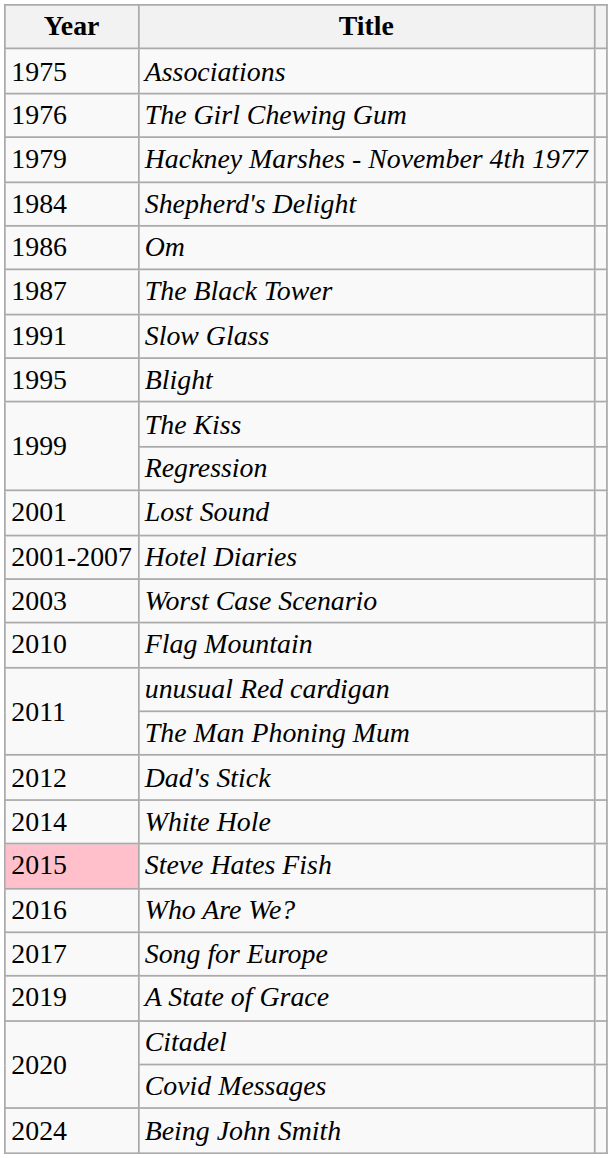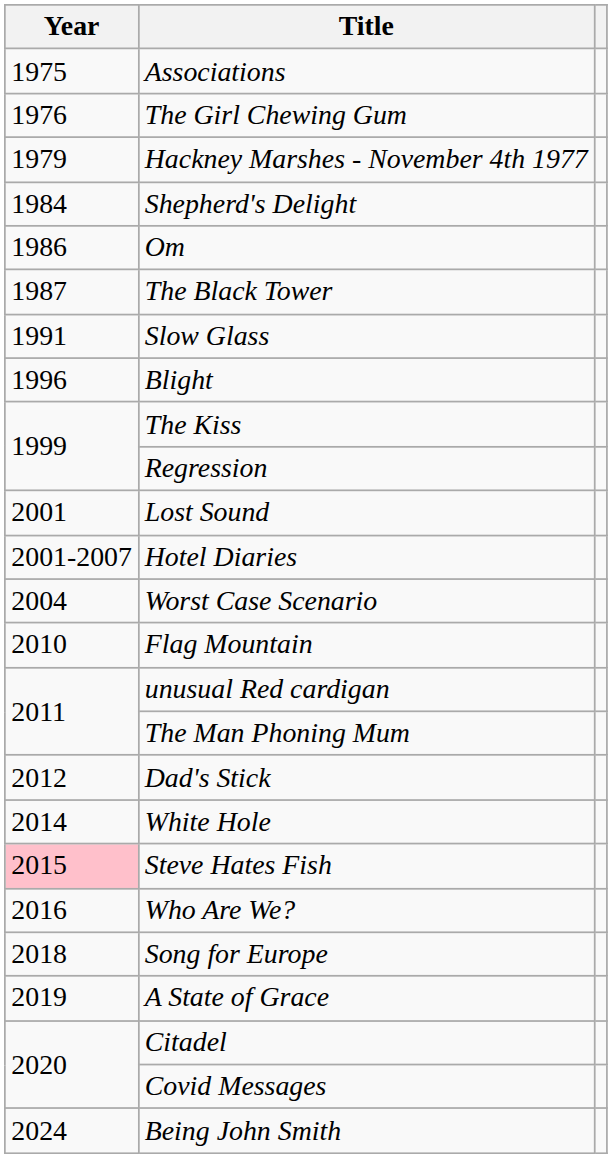(39, 379) 1995 -> (39, 379) 1996
(39, 600) 2003 -> (39, 600) 2004
(39, 953) 2017 -> (39, 953) 2018
